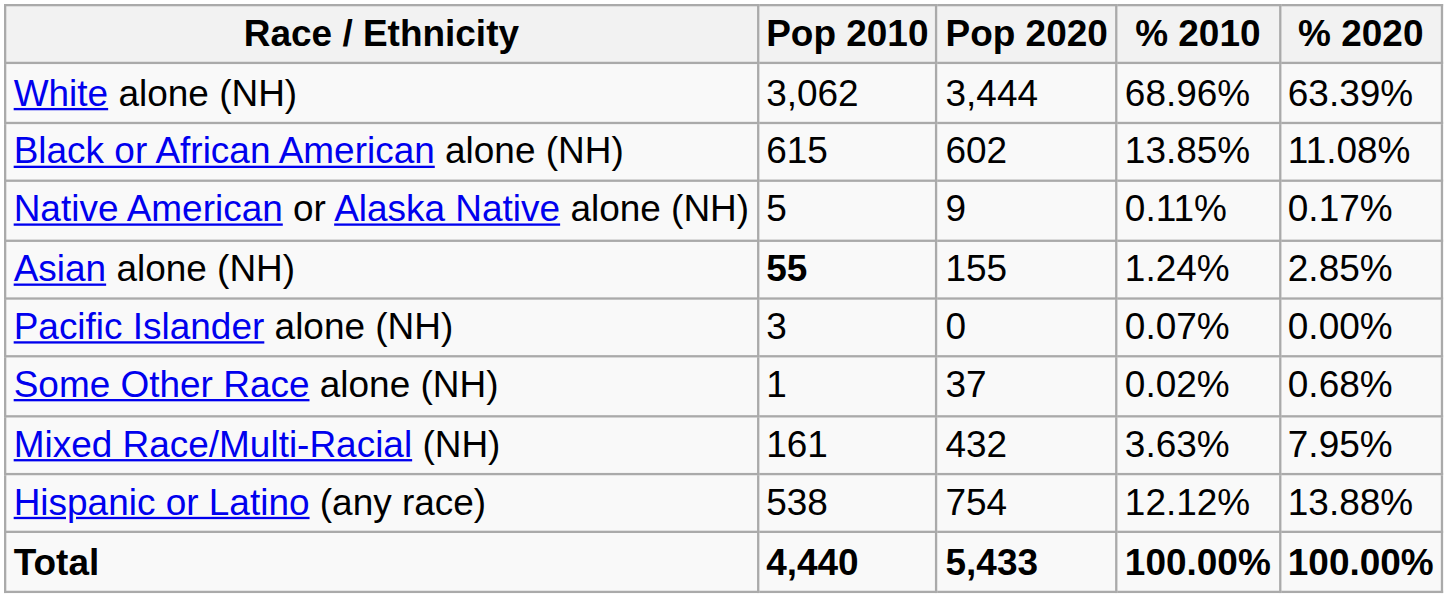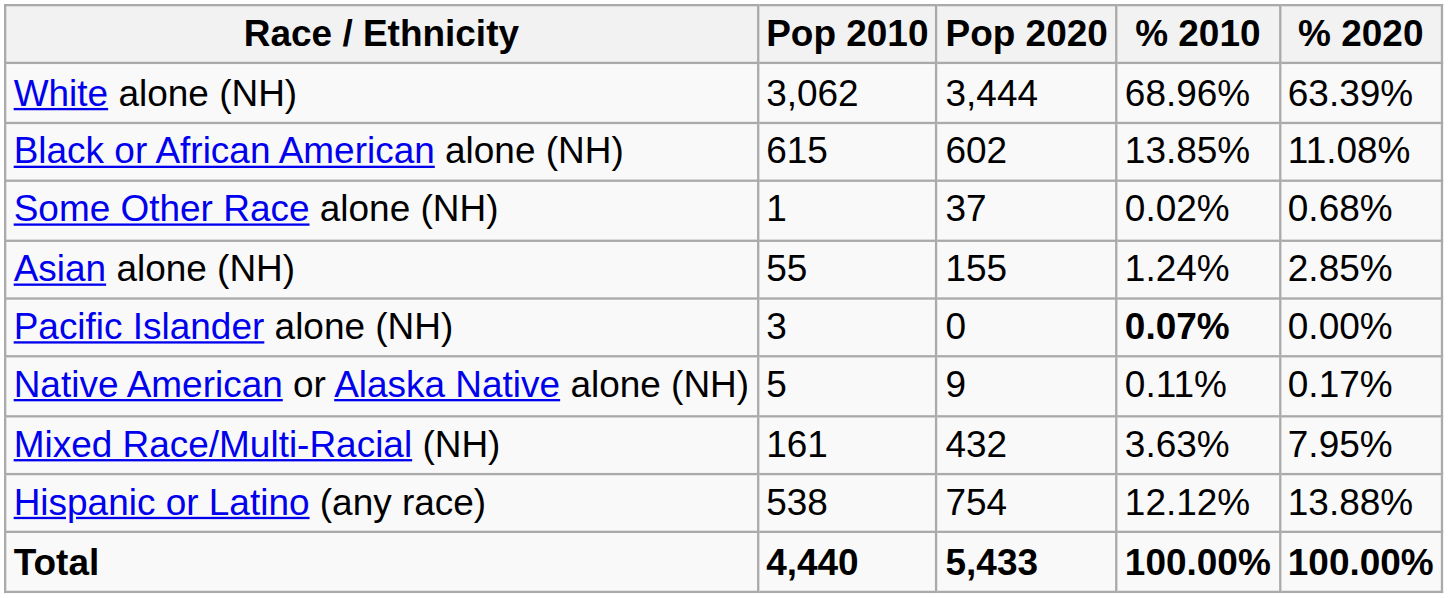rows swapped: (381, 209) <-> (256, 385)
(787, 268) bold -> (787, 268) normal
(1177, 326) normal -> (1177, 326) bold
